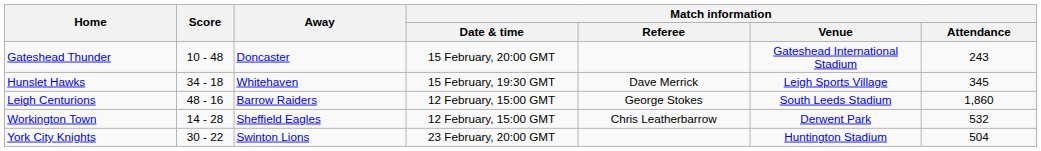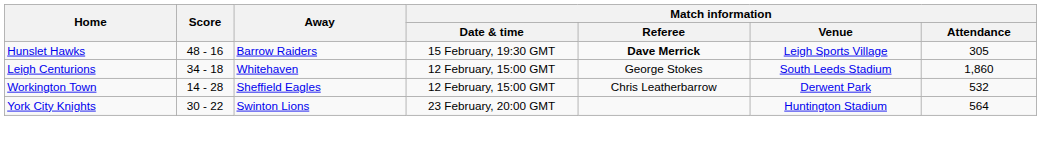- row: (59, 57)
(205, 81) 34 - 18 -> (205, 50) 48 - 16
(267, 81) Whitehaven -> (277, 50) Barrow Raiders
(664, 81) normal -> (664, 50) bold
(979, 81) 345 -> (979, 50) 305
(205, 100) 48 - 16 -> (205, 69) 34 - 18
(277, 100) Barrow Raiders -> (267, 69) Whitehaven
(979, 137) 504 -> (979, 105) 564
